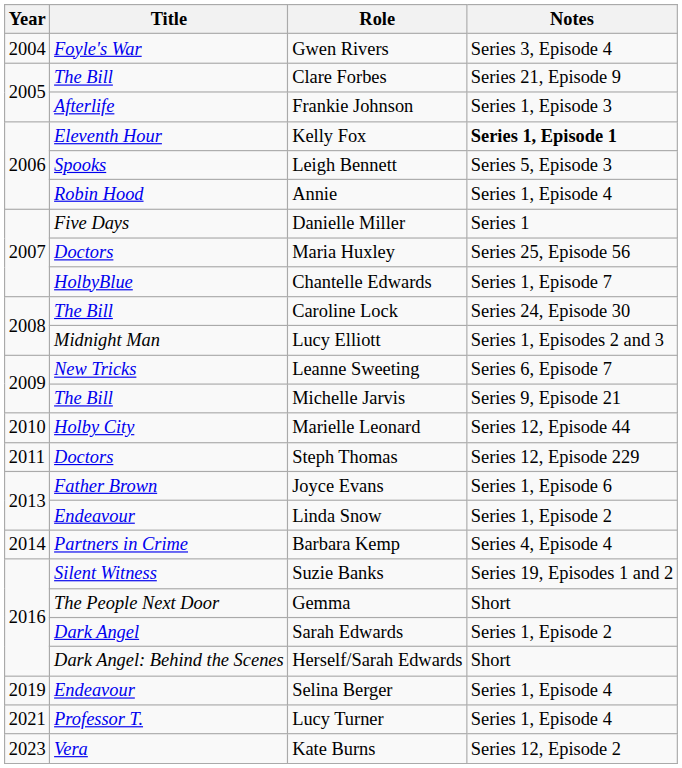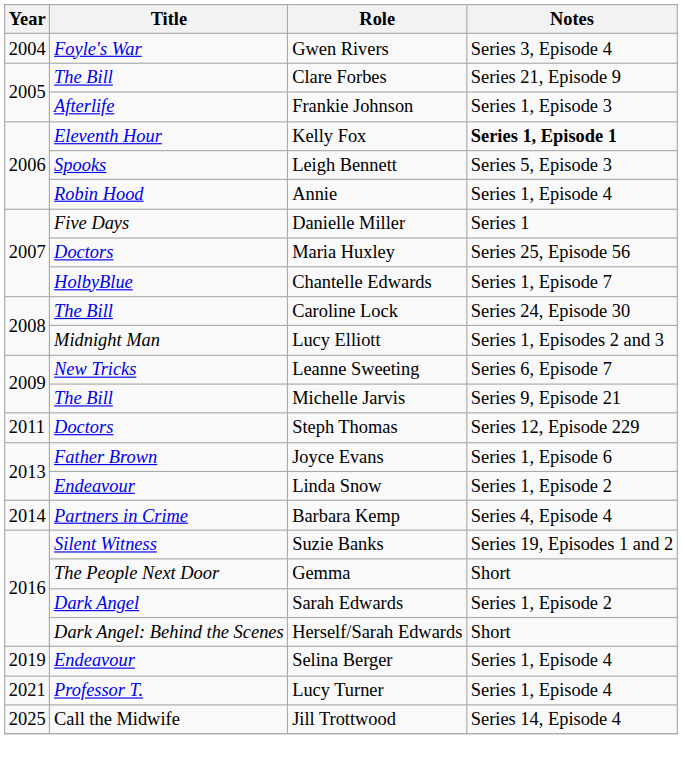- row: (356, 427)
- row: (334, 748)
+ row: (344, 719)
